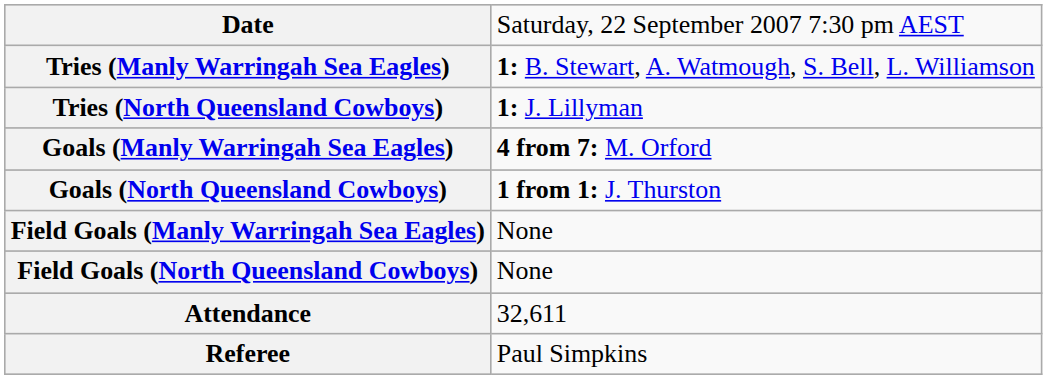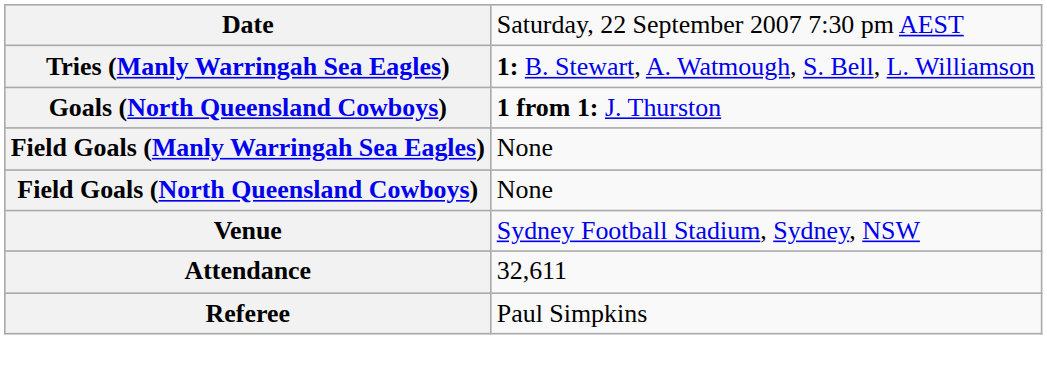- row: (248, 107)
- row: (248, 148)
+ row: (248, 230)
